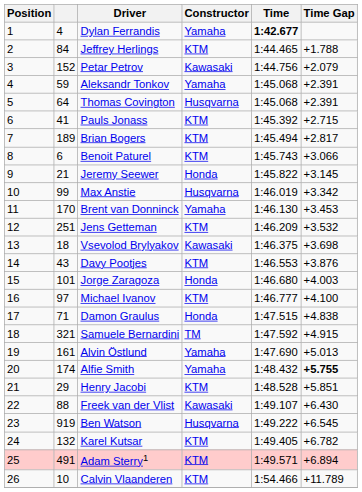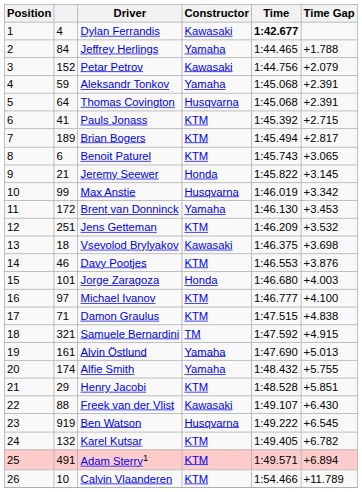(205, 31) Yamaha -> (209, 31) Kawasaki
(196, 49) KTM -> (205, 49) Yamaha
(321, 156) +3.066 -> (321, 156) +3.065
(66, 209) 170 -> (66, 209) 172
(63, 263) 43 -> (63, 263) 46
(201, 316) Honda -> (196, 316) KTM
(321, 370) bold -> (321, 370) normal
